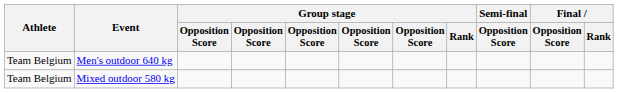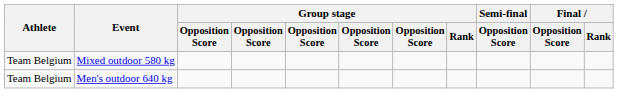rows swapped: (125, 61) <-> (126, 79)
